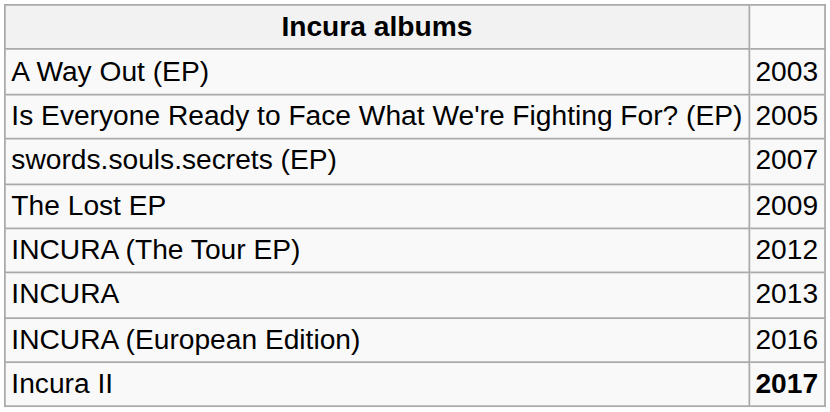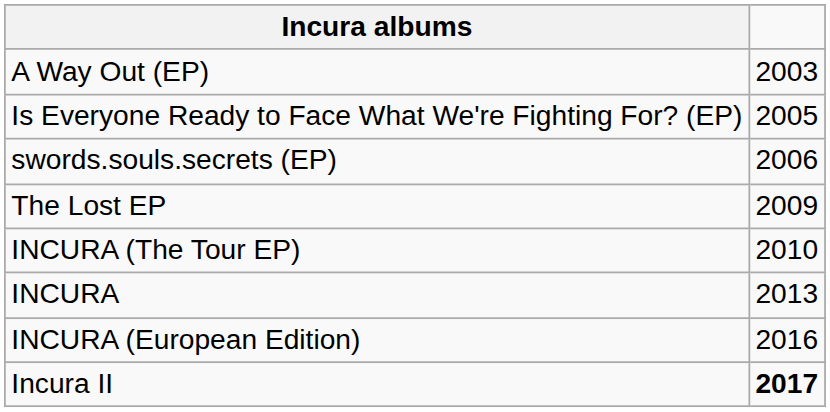(787, 160) 2007 -> (787, 160) 2006
(787, 250) 2012 -> (787, 250) 2010
